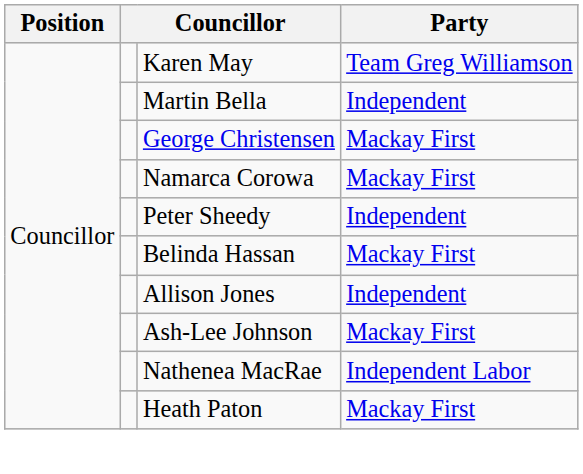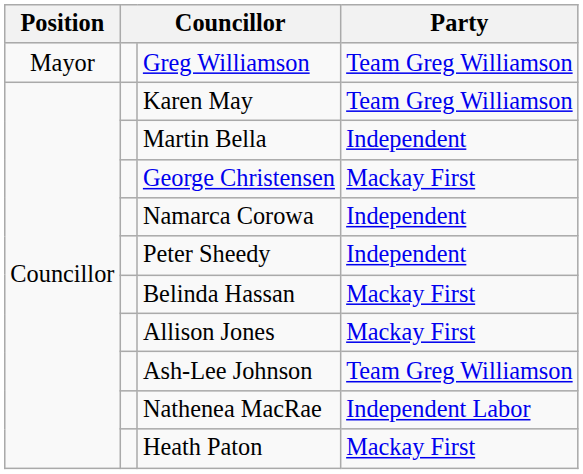+ row: (226, 62)
(411, 178) Mackay First -> (406, 216) Independent
(406, 293) Independent -> (411, 332) Mackay First
(411, 332) Mackay First -> (459, 370) Team Greg Williamson
